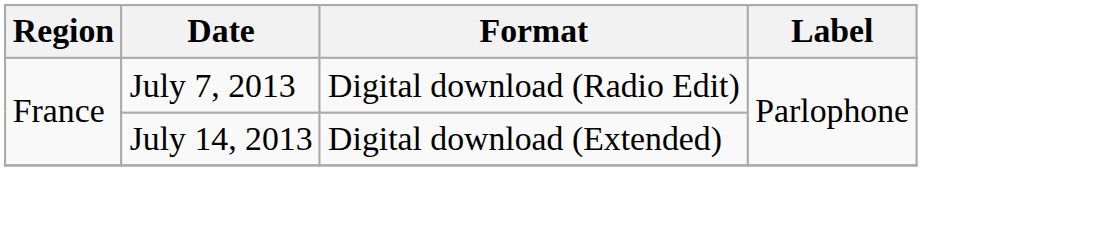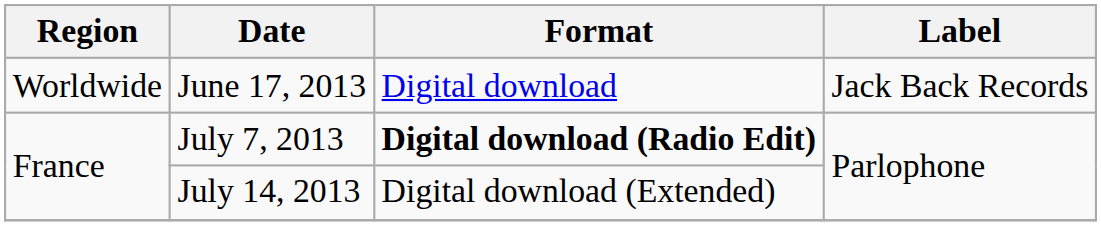+ row: (272, 84)
(534, 84) normal -> (599, 138) bold
